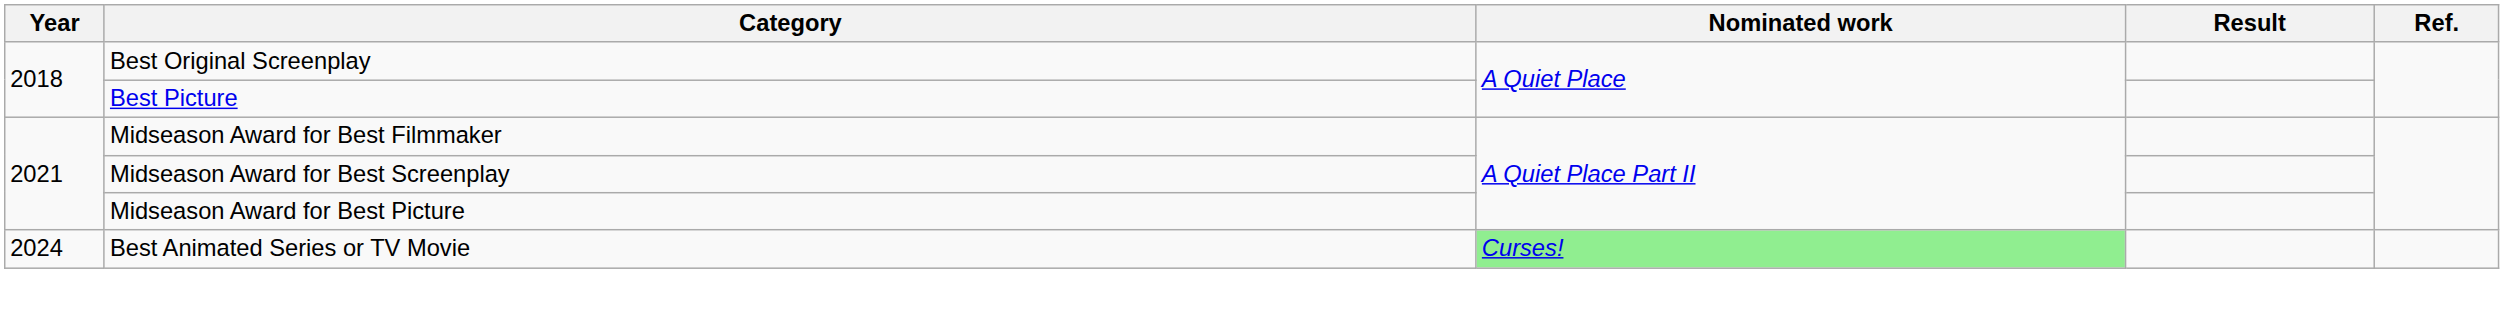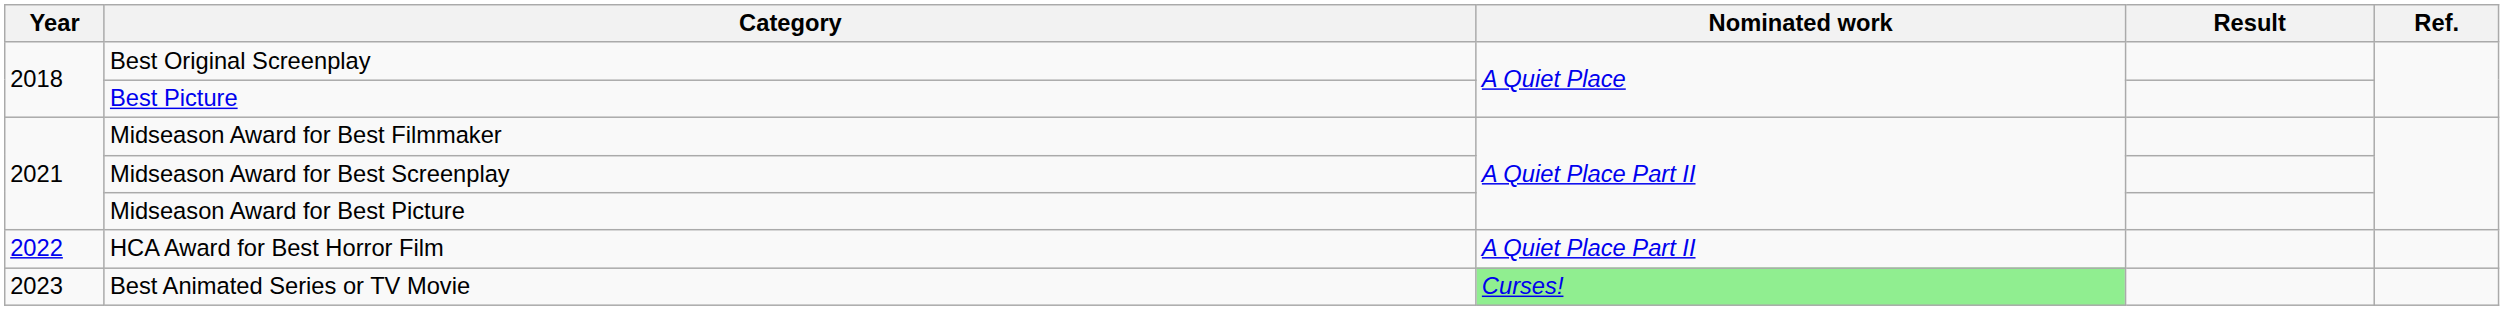+ row: (277, 248)
(37, 248) 2024 -> (37, 286) 2023
